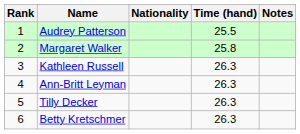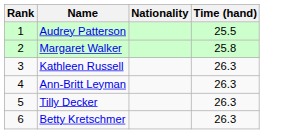- column: (278, 13)
